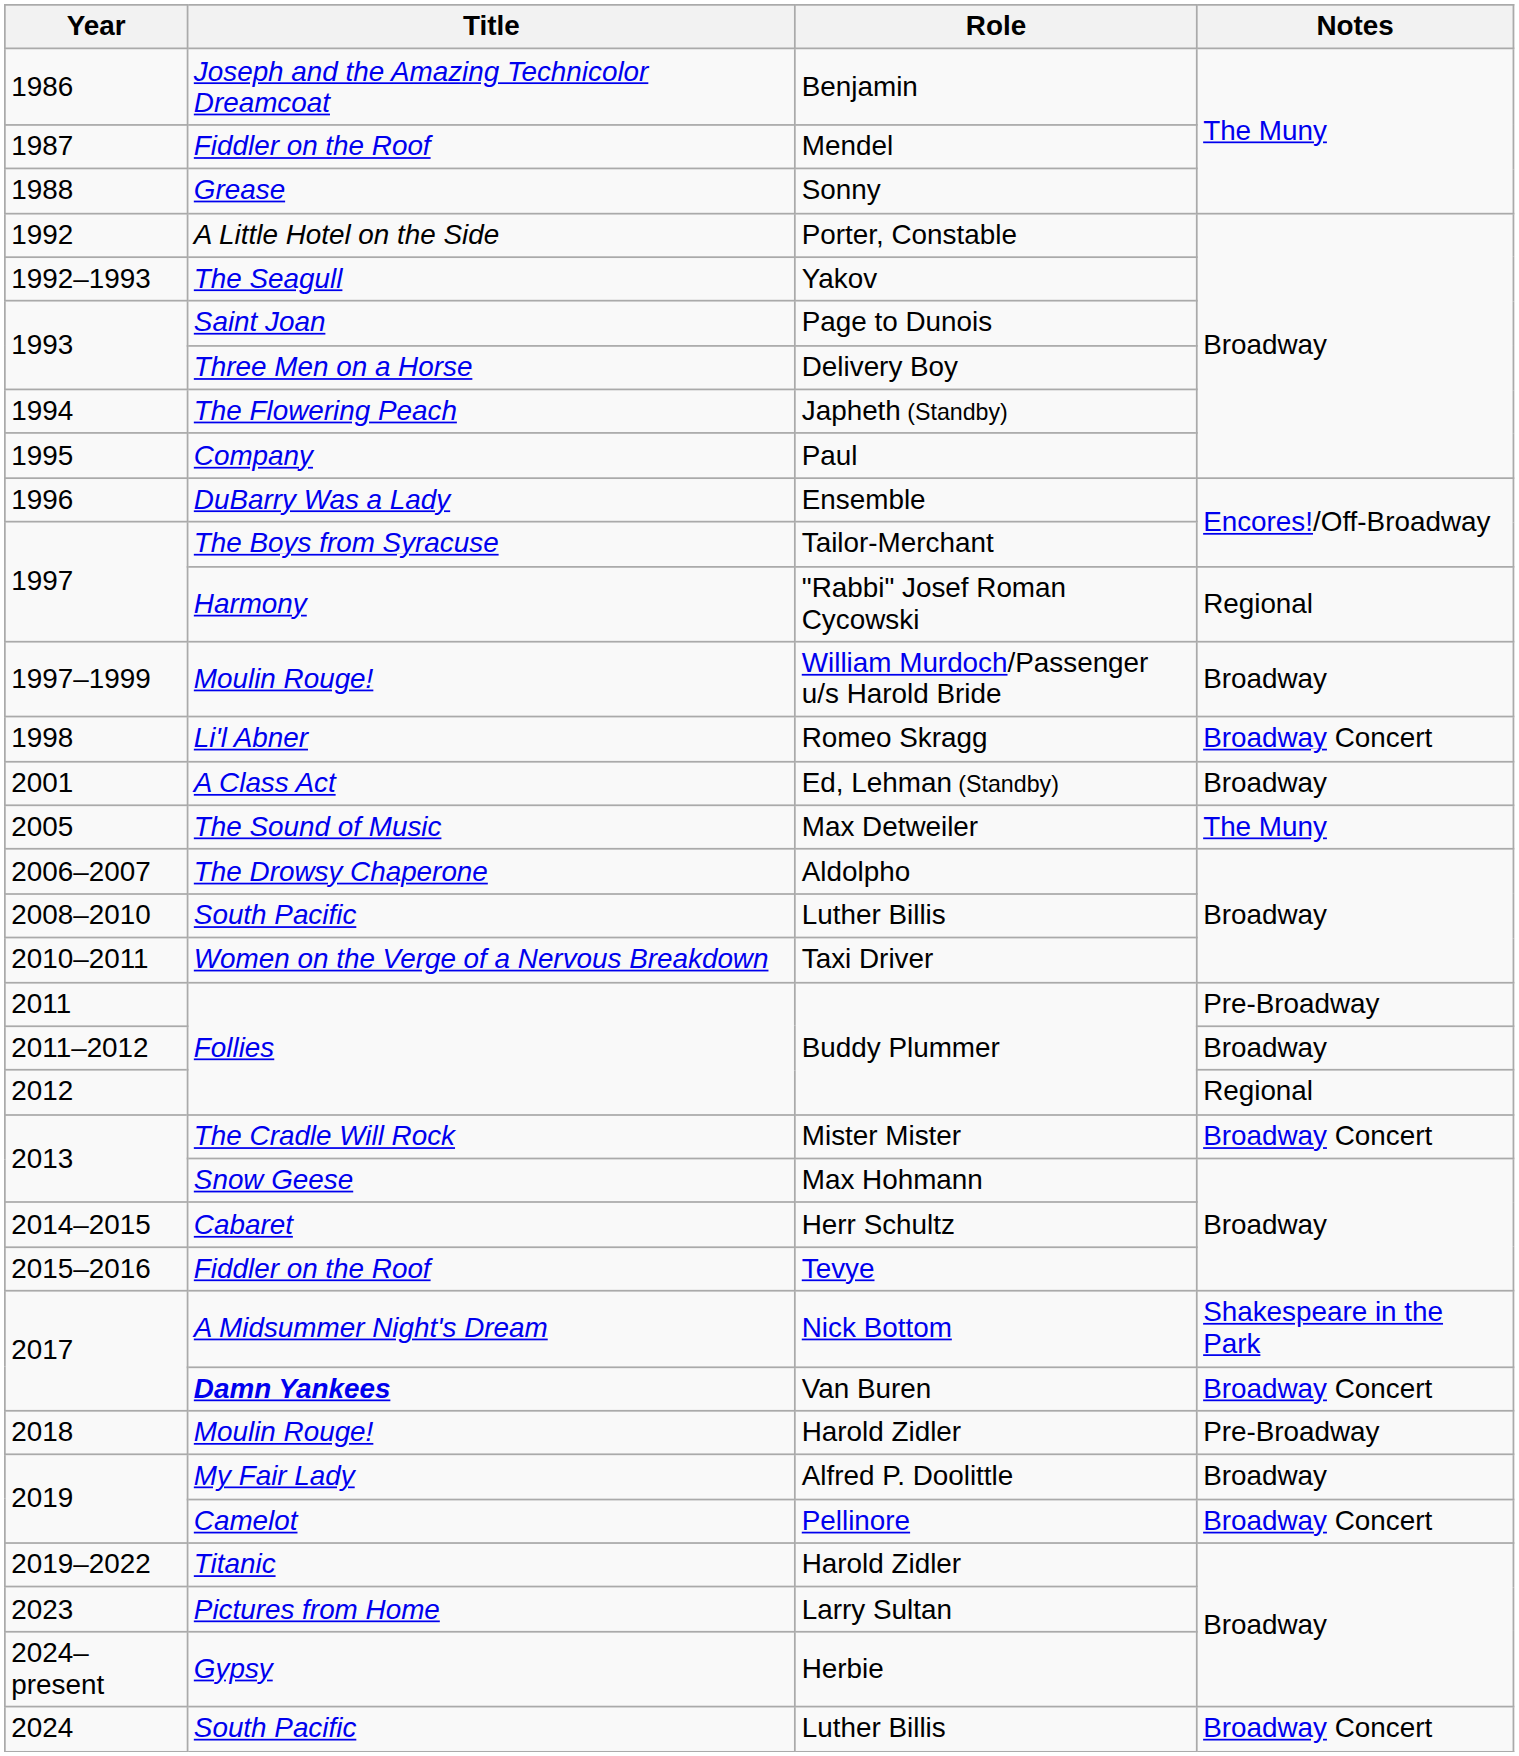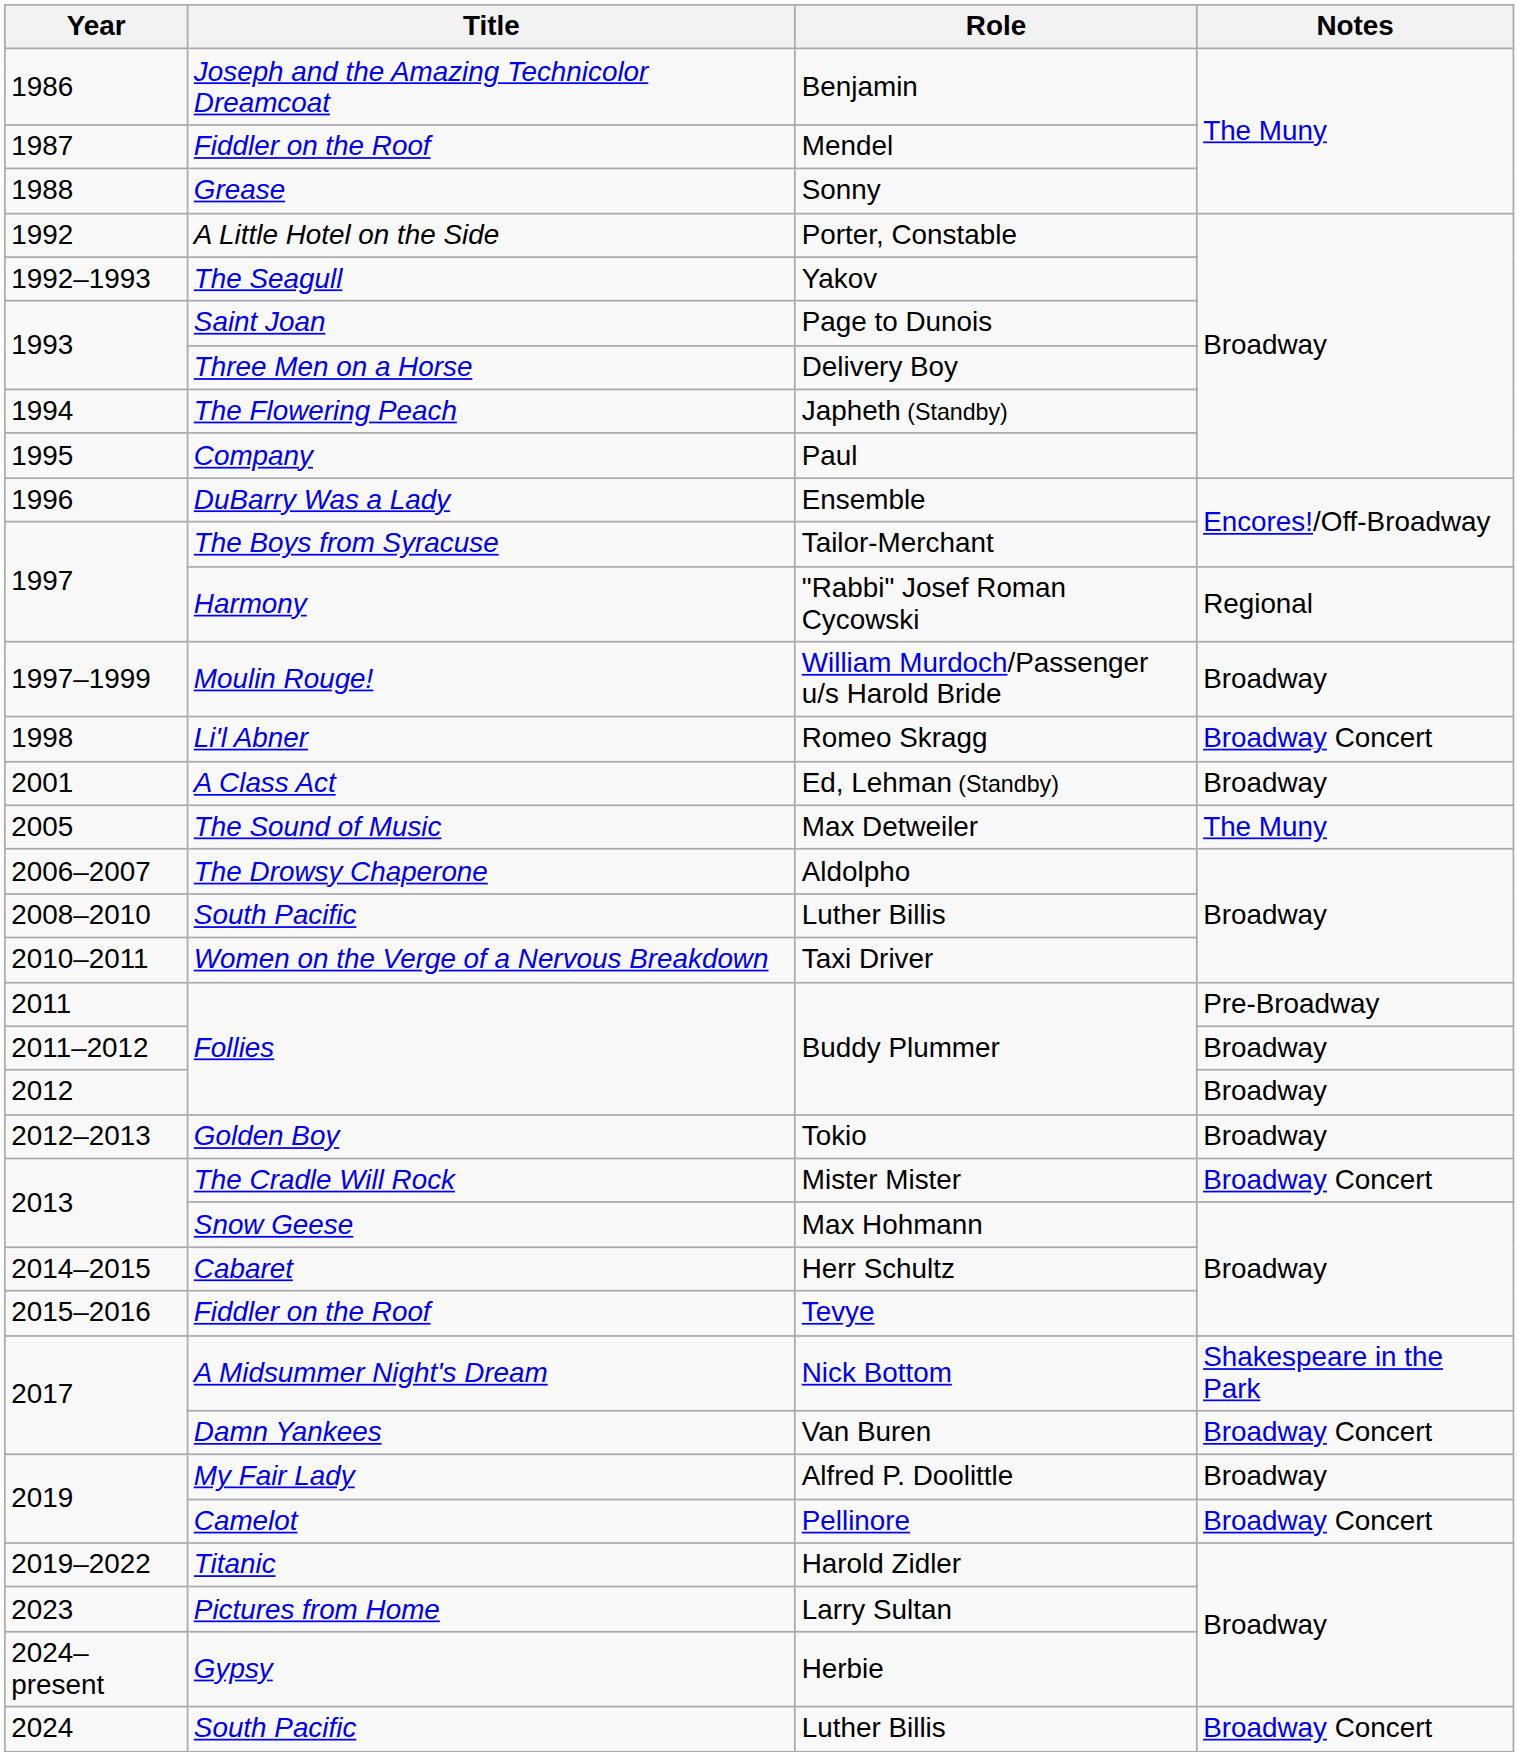(1258, 1091) Regional -> (1265, 1091) Broadway
+ row: (81, 1136)
(292, 1388) bold -> (288, 1432) normal
- row: (42, 1432)
